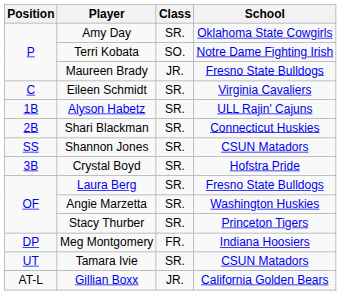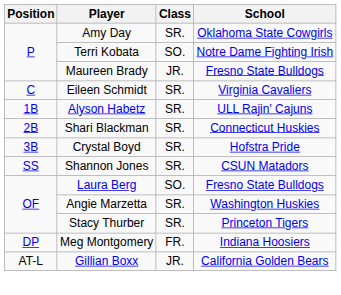rows swapped: (107, 166) <-> (107, 147)
(175, 185) SR. -> (175, 185) SO.
- row: (107, 261)
